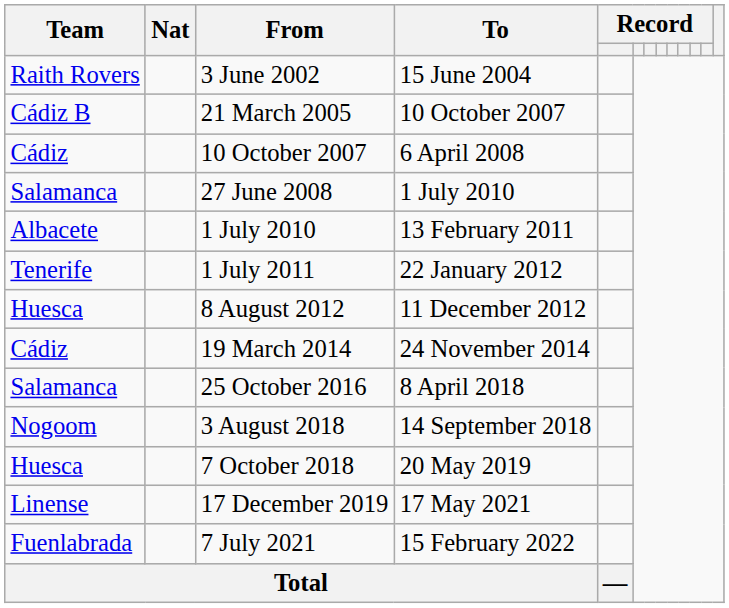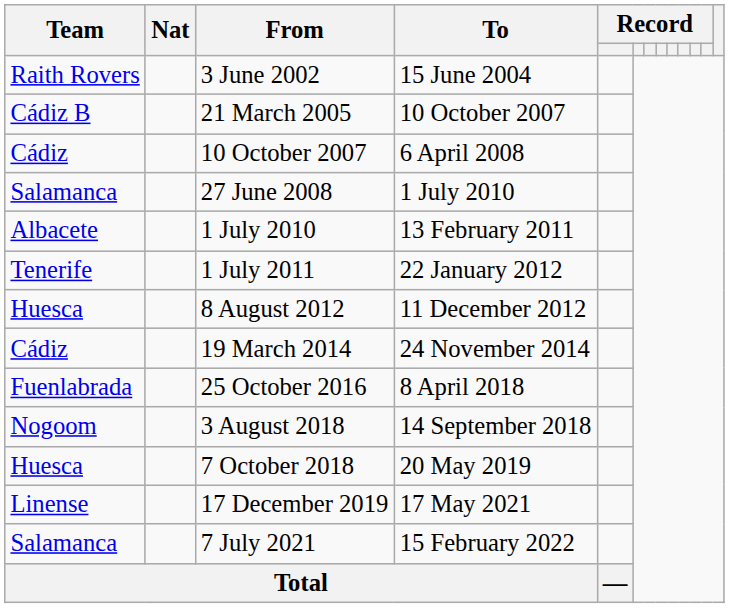(64, 387) Salamanca -> (71, 387) Fuenlabrada
(71, 543) Fuenlabrada -> (64, 543) Salamanca
